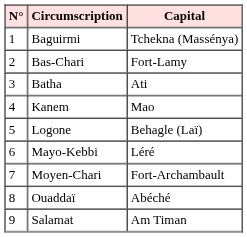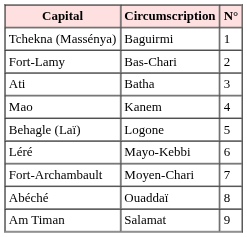columns swapped: (16, 16) <-> (185, 16)
